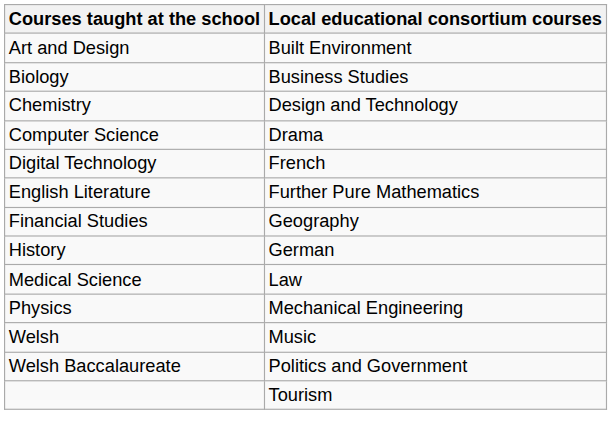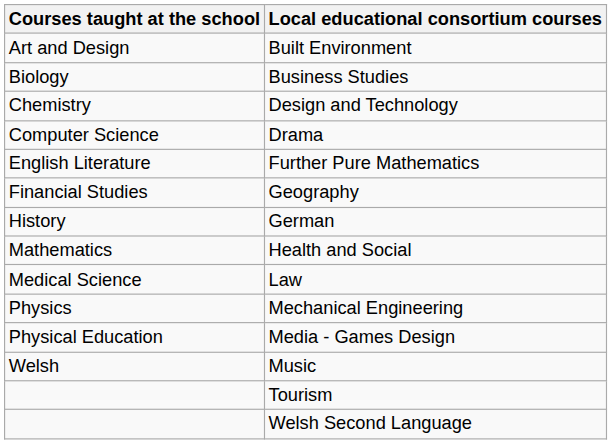- row: (297, 163)
+ row: (340, 250)
+ row: (362, 337)
- row: (368, 366)
+ row: (370, 423)
